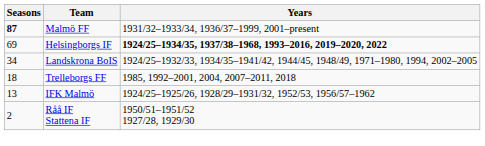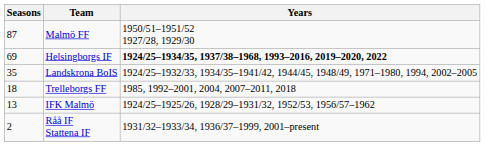(12, 28) bold -> (12, 34) normal
(221, 28) 1931/32–1933/34, 1936/37–1999, 2001–present -> (158, 34) 1950/51–1951/52 1927/28, 1929/30
(12, 61) 34 -> (12, 72) 35
(158, 115) 1950/51–1951/52 1927/28, 1929/30 -> (221, 127) 1931/32–1933/34, 1936/37–1999, 2001–present
